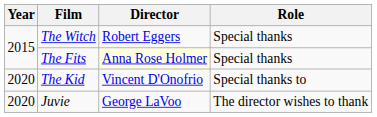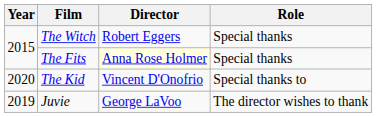(21, 101) 2020 -> (21, 101) 2019
